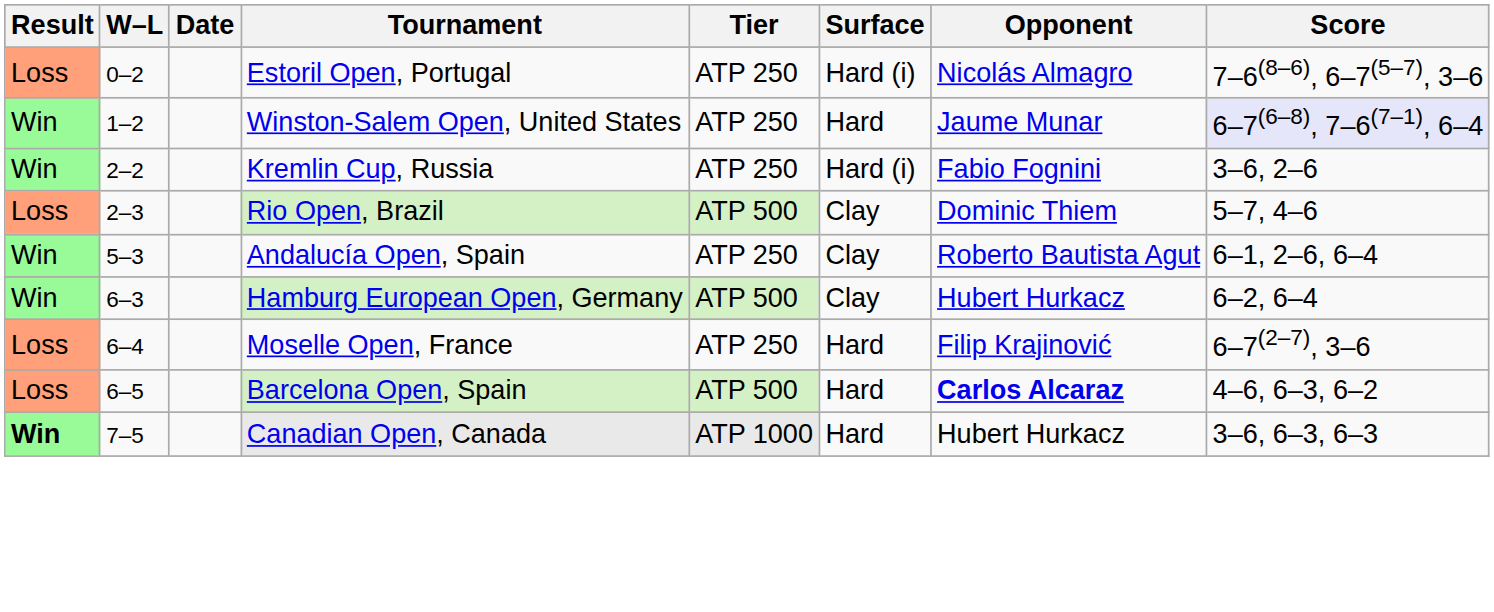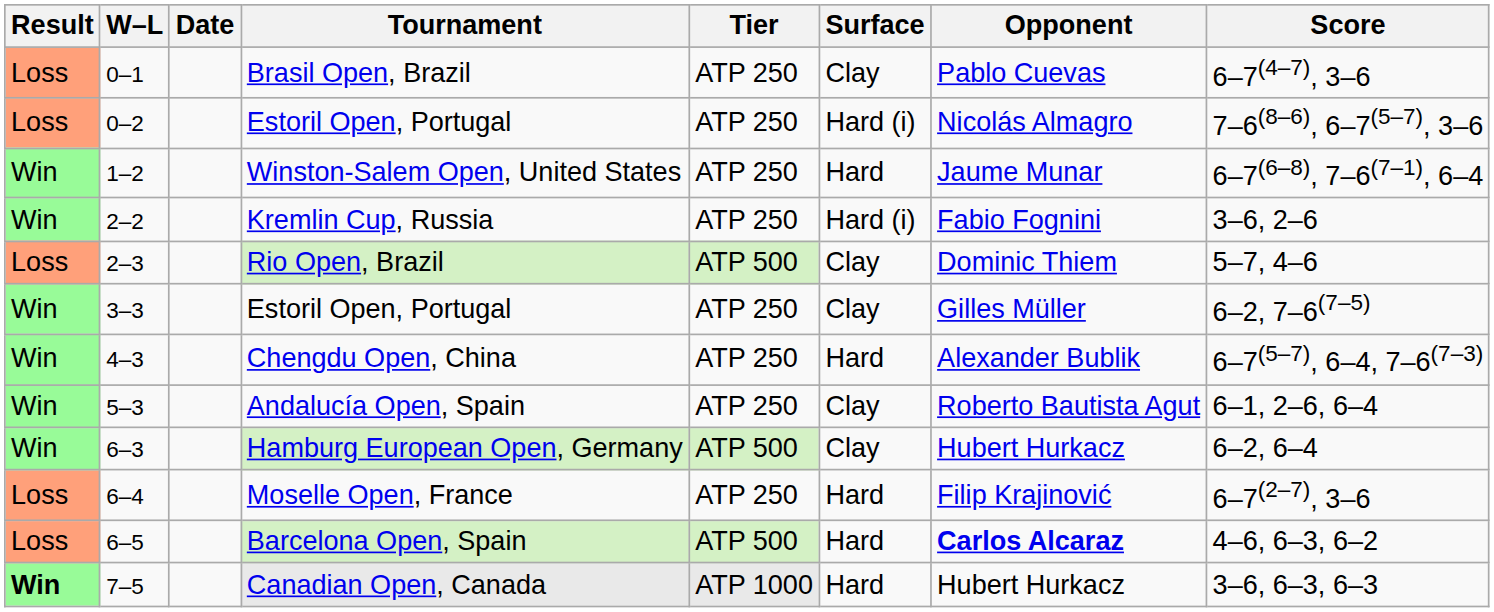+ row: (125, 74)
(1348, 122) lavender background -> (1348, 172) no background
+ row: (125, 310)
+ row: (125, 360)
